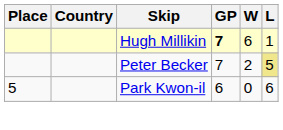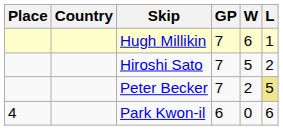(219, 40) bold -> (219, 40) normal
+ row: (161, 64)
(12, 88) 5 -> (12, 112) 4
